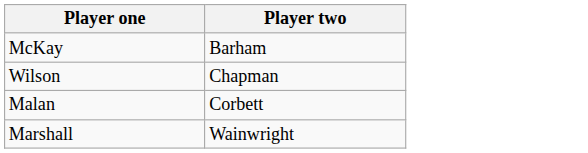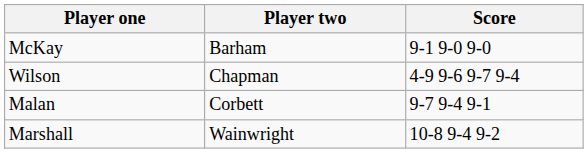+ column: (494, 18)
